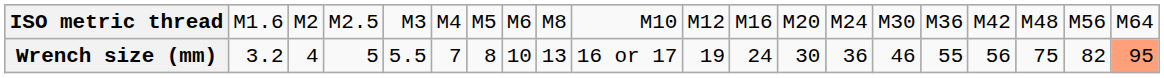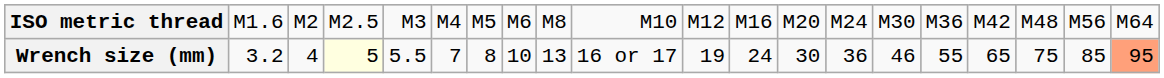(373, 56) no background -> (373, 56) lightyellow background
(998, 56) 56 -> (998, 56) 65
(1094, 56) 82 -> (1094, 56) 85
